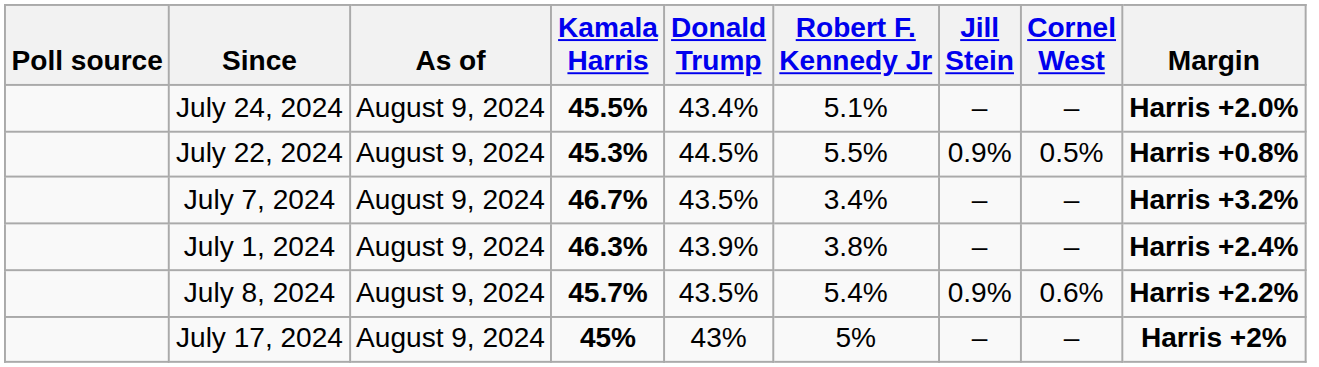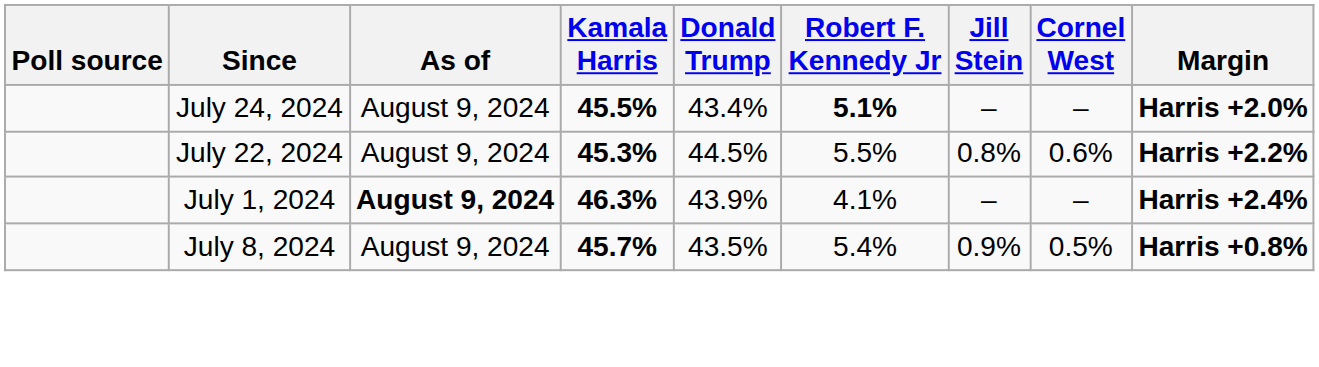(856, 107) normal -> (865, 107) bold
(980, 153) 0.9% -> (989, 153) 0.8%
(1072, 153) 0.5% -> (1081, 153) 0.6%
(1214, 153) Harris +0.8% -> (1223, 153) Harris +2.2%
- row: (259, 200)
(451, 246) normal -> (455, 200) bold
(856, 246) 3.8% -> (865, 200) 4.1%
(1072, 292) 0.6% -> (1081, 246) 0.5%
(1214, 292) Harris +2.2% -> (1223, 246) Harris +0.8%
- row: (259, 339)
